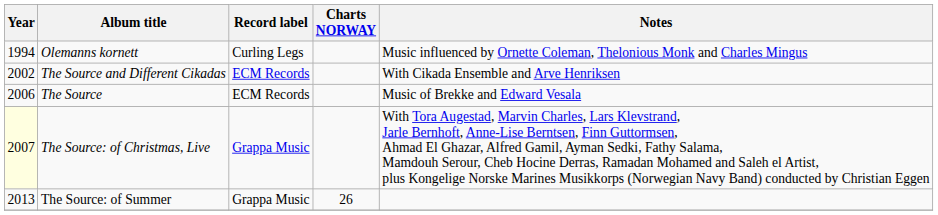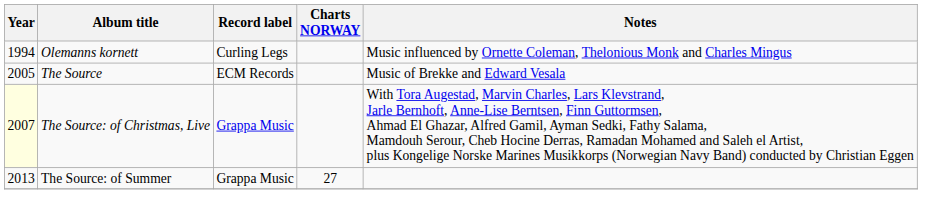- row: (133, 73)
(21, 95) 2006 -> (21, 73) 2005
(346, 199) 26 -> (330, 178) 27
